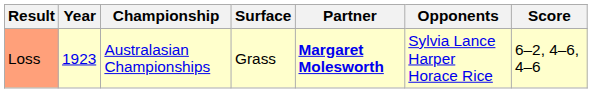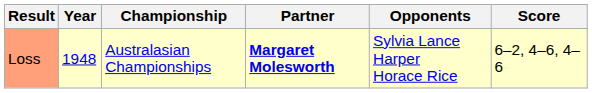- column: (263, 16)
(79, 58) 1923 -> (79, 58) 1948
